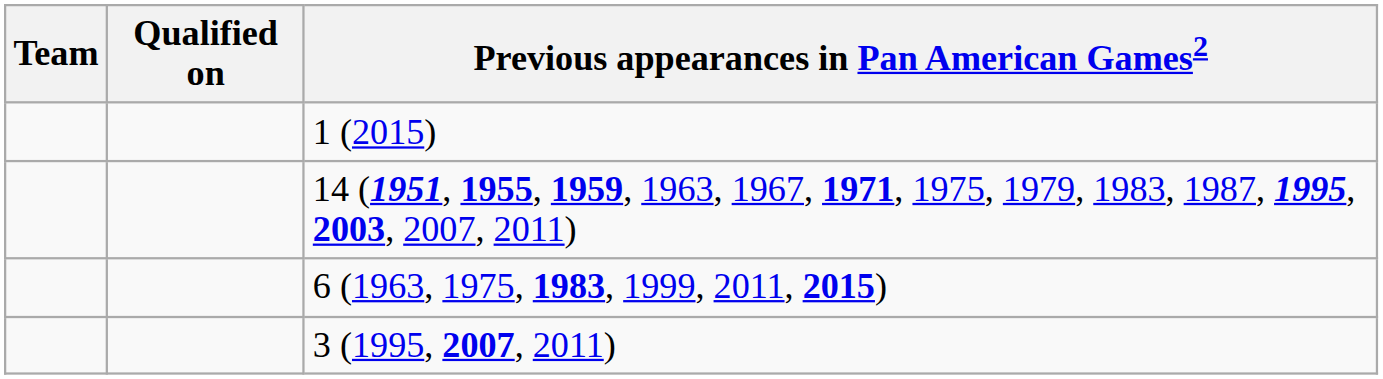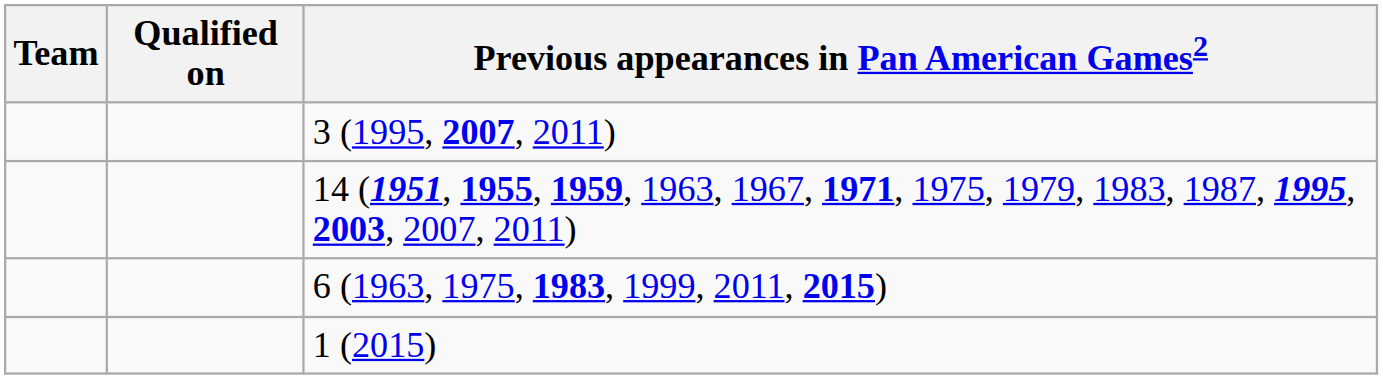rows swapped: (375, 131) <-> (464, 343)
